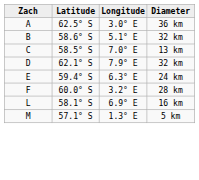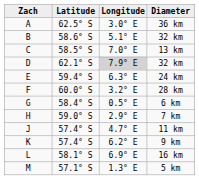(123, 63) no background -> (123, 63) lightgrey background
+ row: (28, 103)
+ row: (28, 116)
+ row: (28, 129)
+ row: (28, 142)
